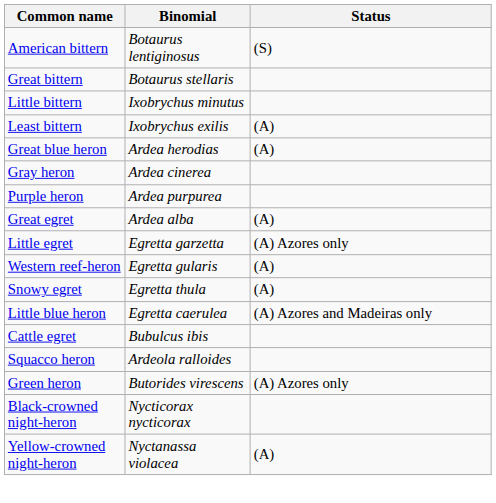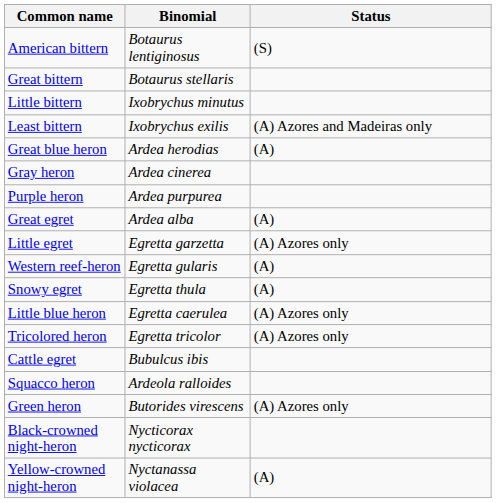(264, 126) (A) -> (343, 126) (A) Azores and Madeiras only
(343, 312) (A) Azores and Madeiras only -> (301, 312) (A) Azores only
+ row: (57, 336)
